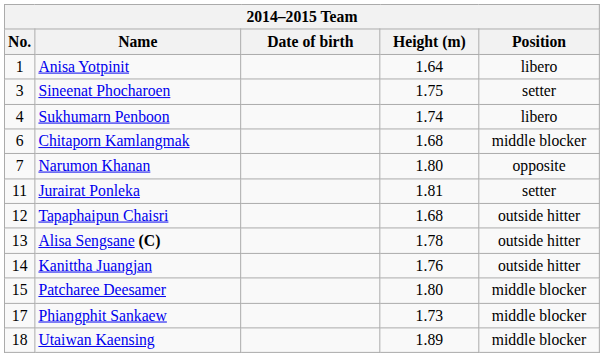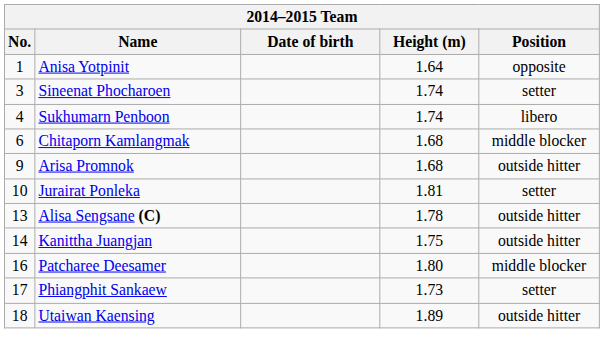(539, 66) libero -> (539, 66) opposite
(429, 91) 1.75 -> (429, 91) 1.74
- row: (94, 166)
+ row: (86, 166)
(20, 191) 11 -> (20, 191) 10
- row: (103, 215)
(429, 265) 1.76 -> (429, 240) 1.75
(20, 290) 15 -> (20, 265) 16
(539, 315) middle blocker -> (539, 290) setter
(539, 340) middle blocker -> (539, 315) outside hitter
